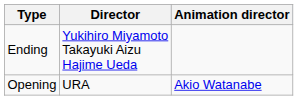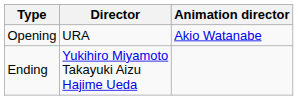rows swapped: (32, 85) <-> (28, 49)
